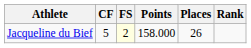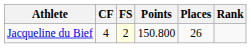(106, 33) 5 -> (106, 33) 4
(156, 33) 158.000 -> (156, 33) 150.800
